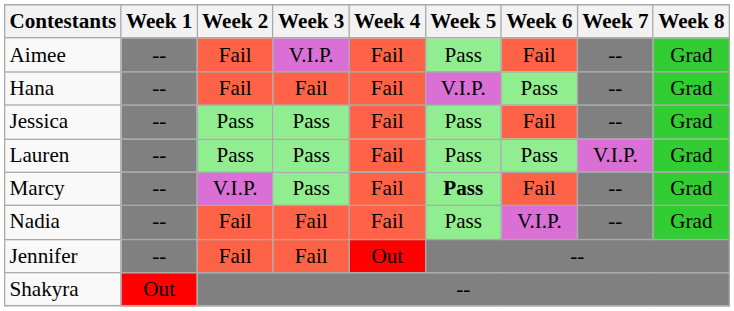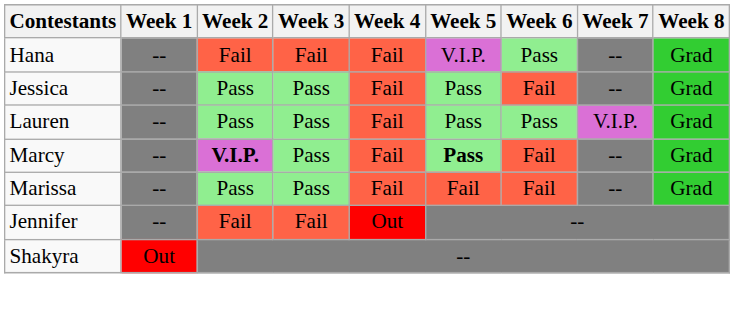- row: (38, 54)
(235, 188) normal -> (235, 155) bold
+ row: (43, 188)
- row: (35, 222)
